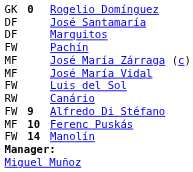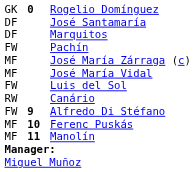(11, 137) FW -> (11, 137) MF
(34, 137) 14 -> (34, 137) 11
